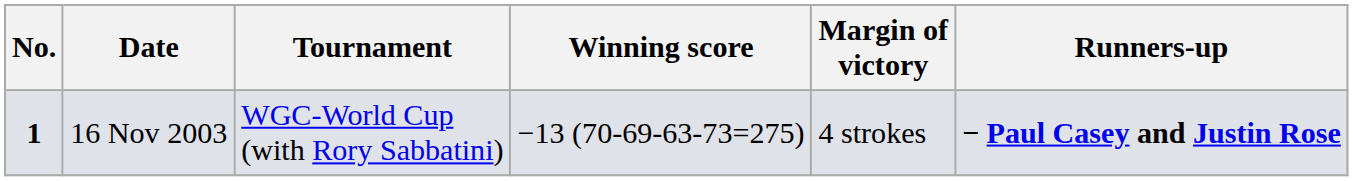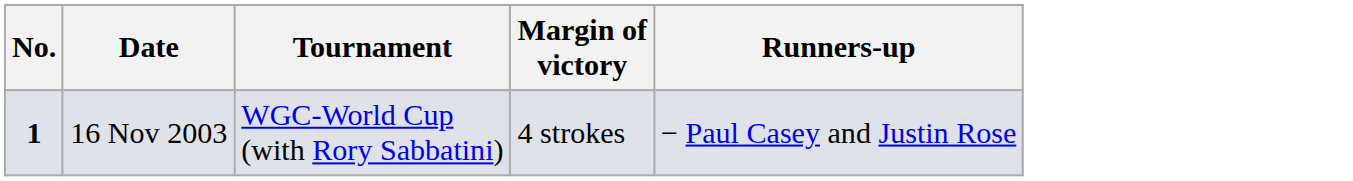- column: (661, 47)
(1151, 132) bold -> (839, 132) normal
